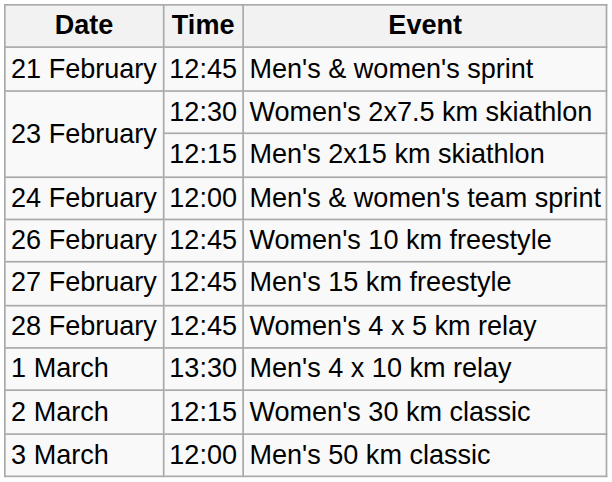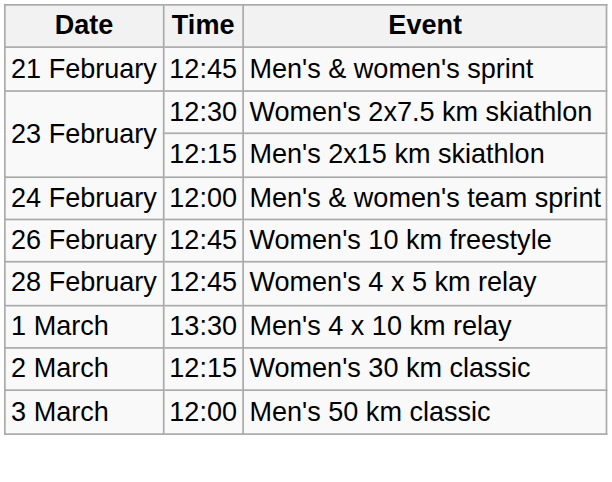- row: (381, 283)
